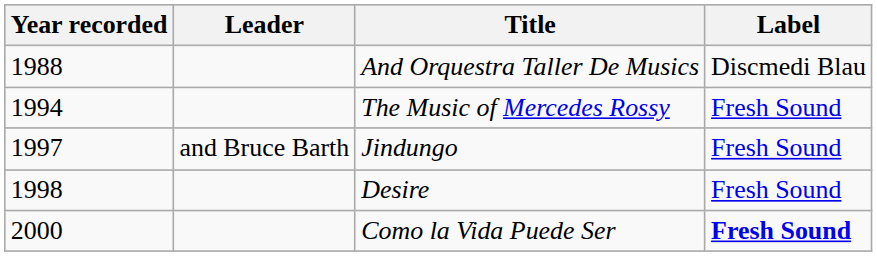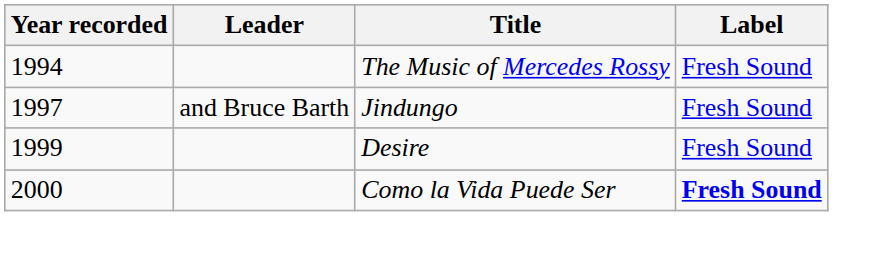- row: (530, 66)
(37, 189) 1998 -> (37, 148) 1999
